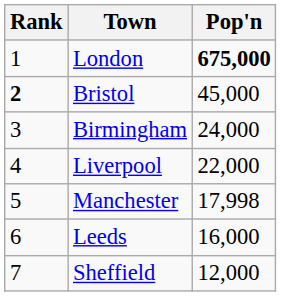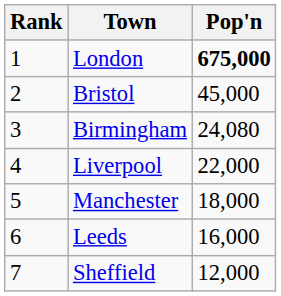(16, 93) bold -> (16, 93) normal
(228, 129) 24,000 -> (228, 129) 24,080
(228, 201) 17,998 -> (228, 201) 18,000
